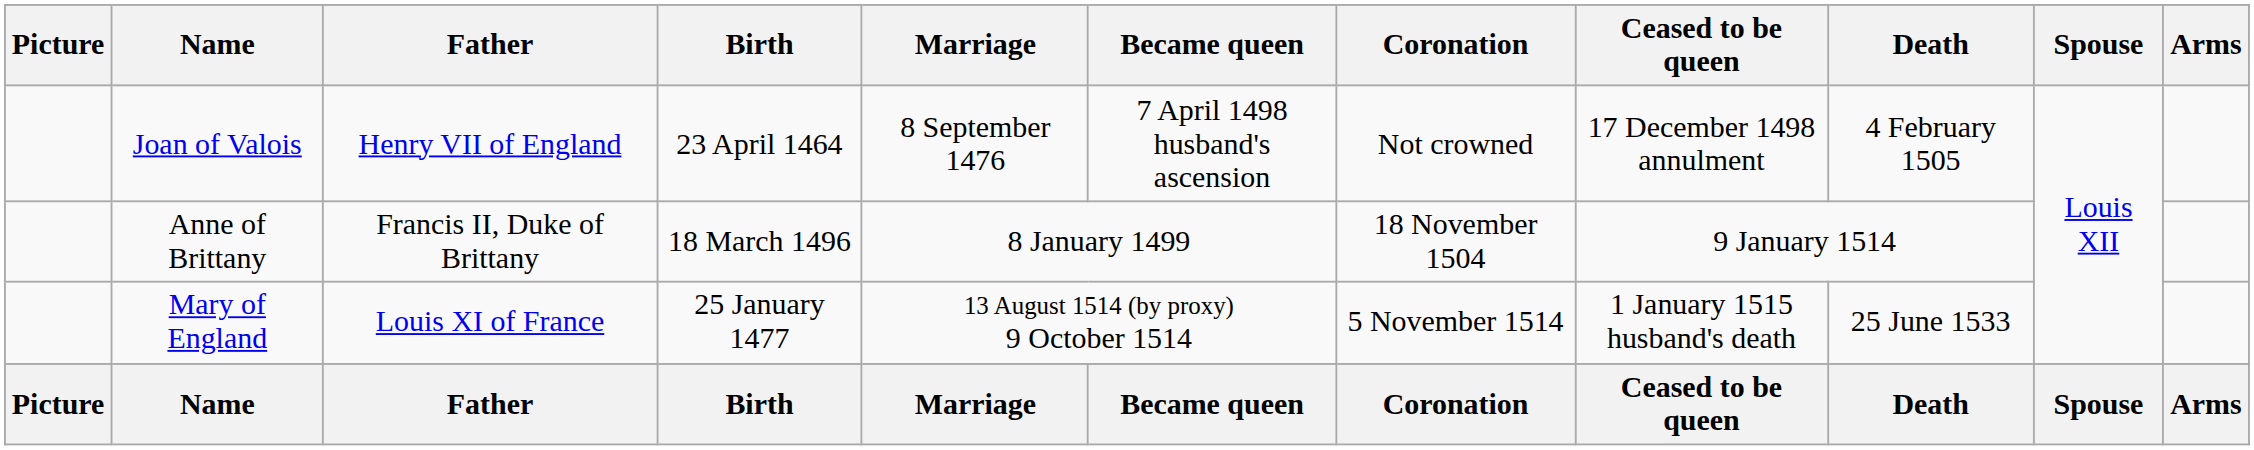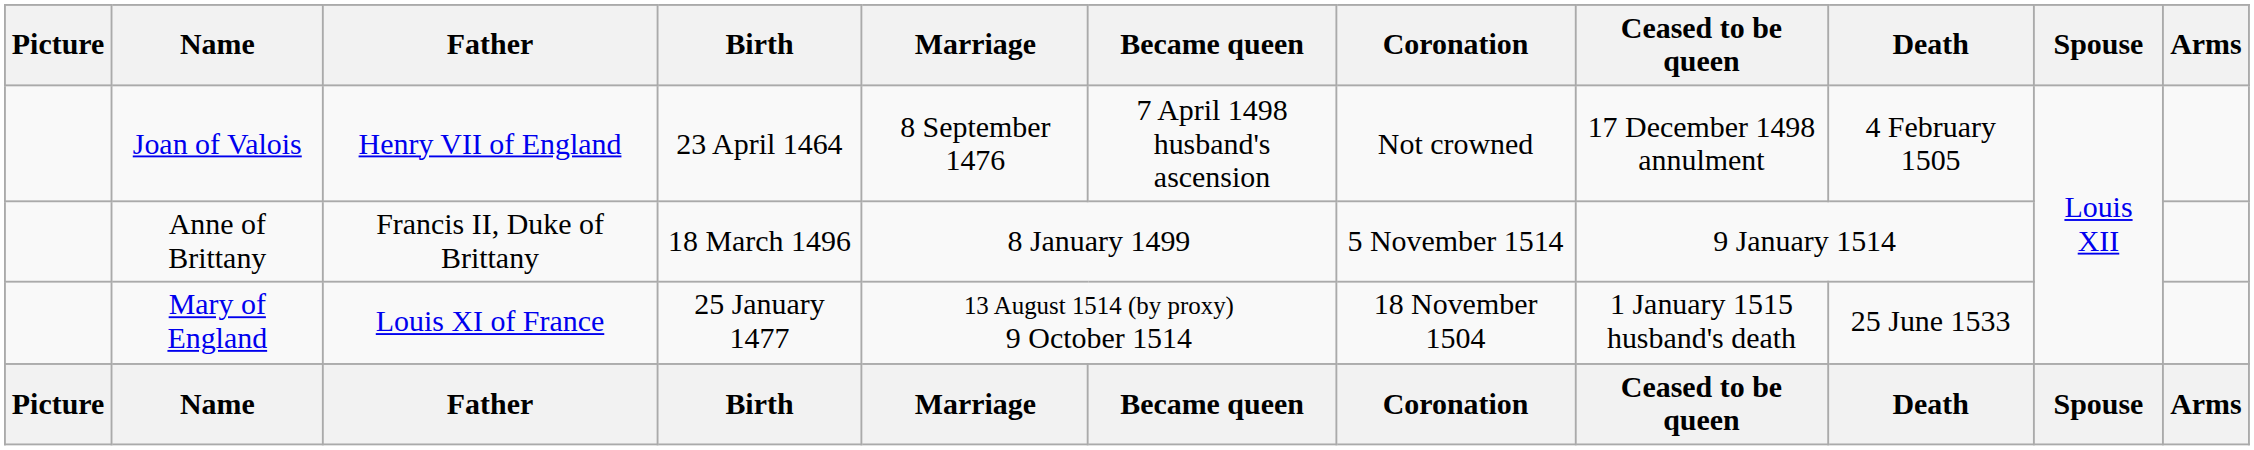(1456, 240) 18 November 1504 -> (1456, 240) 5 November 1514
(1456, 322) 5 November 1514 -> (1456, 322) 18 November 1504
